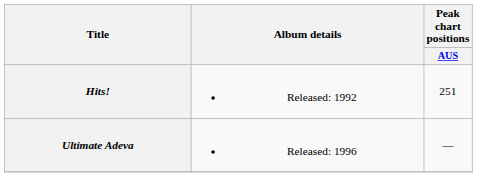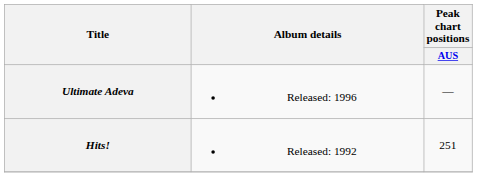rows swapped: (98, 91) <-> (98, 145)
